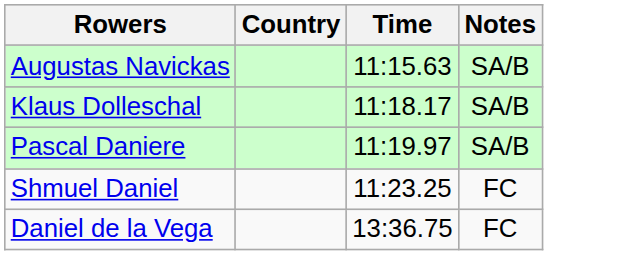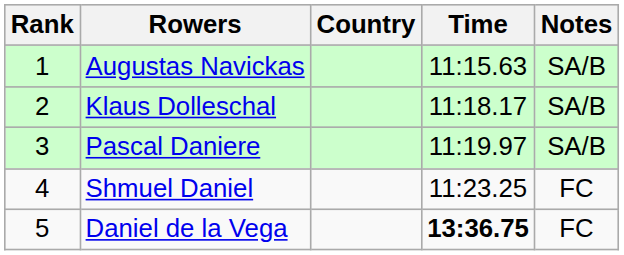+ column: (42, 24)
(402, 229) normal -> (478, 229) bold
